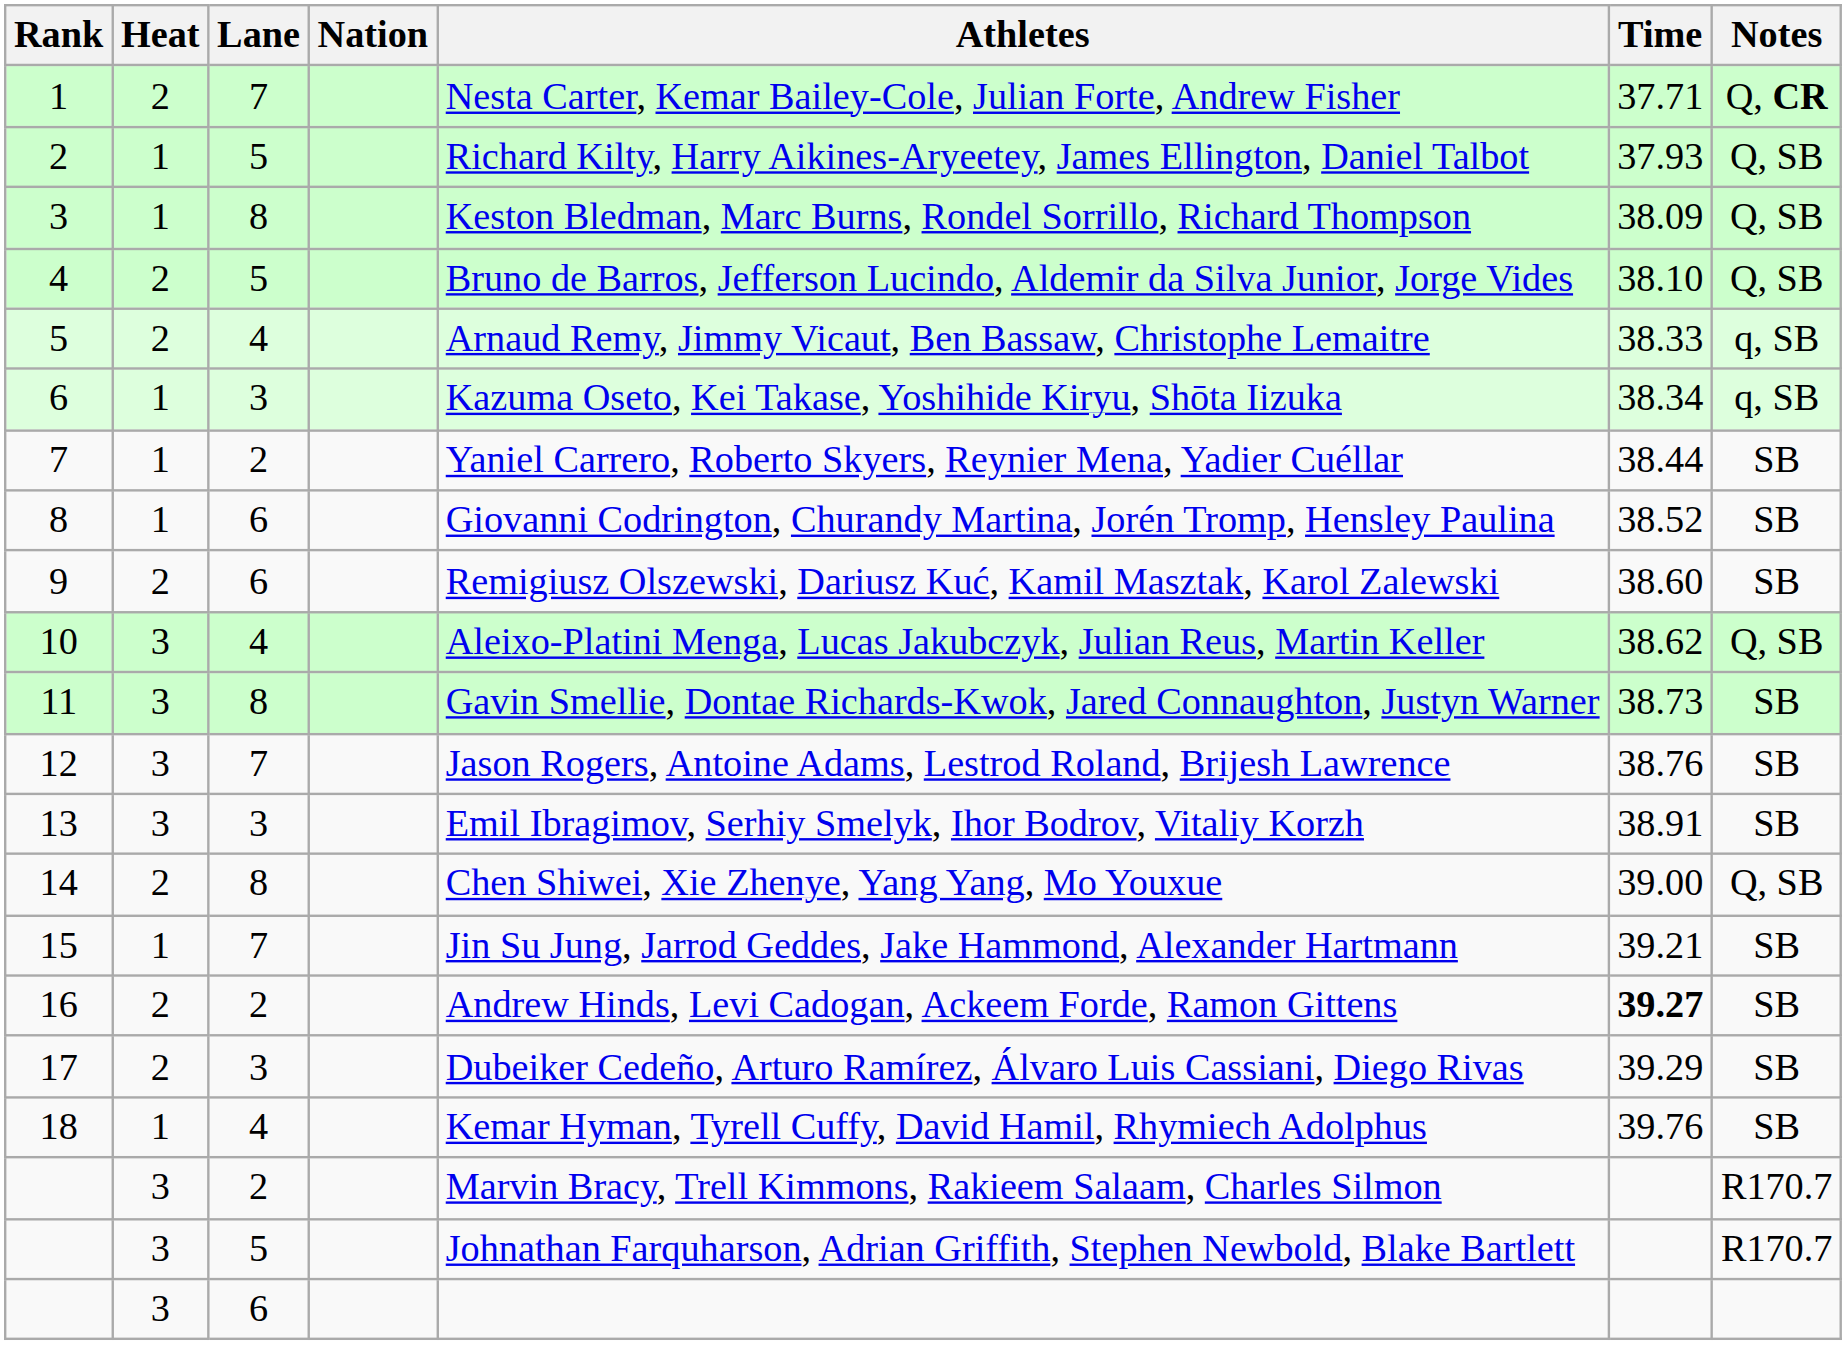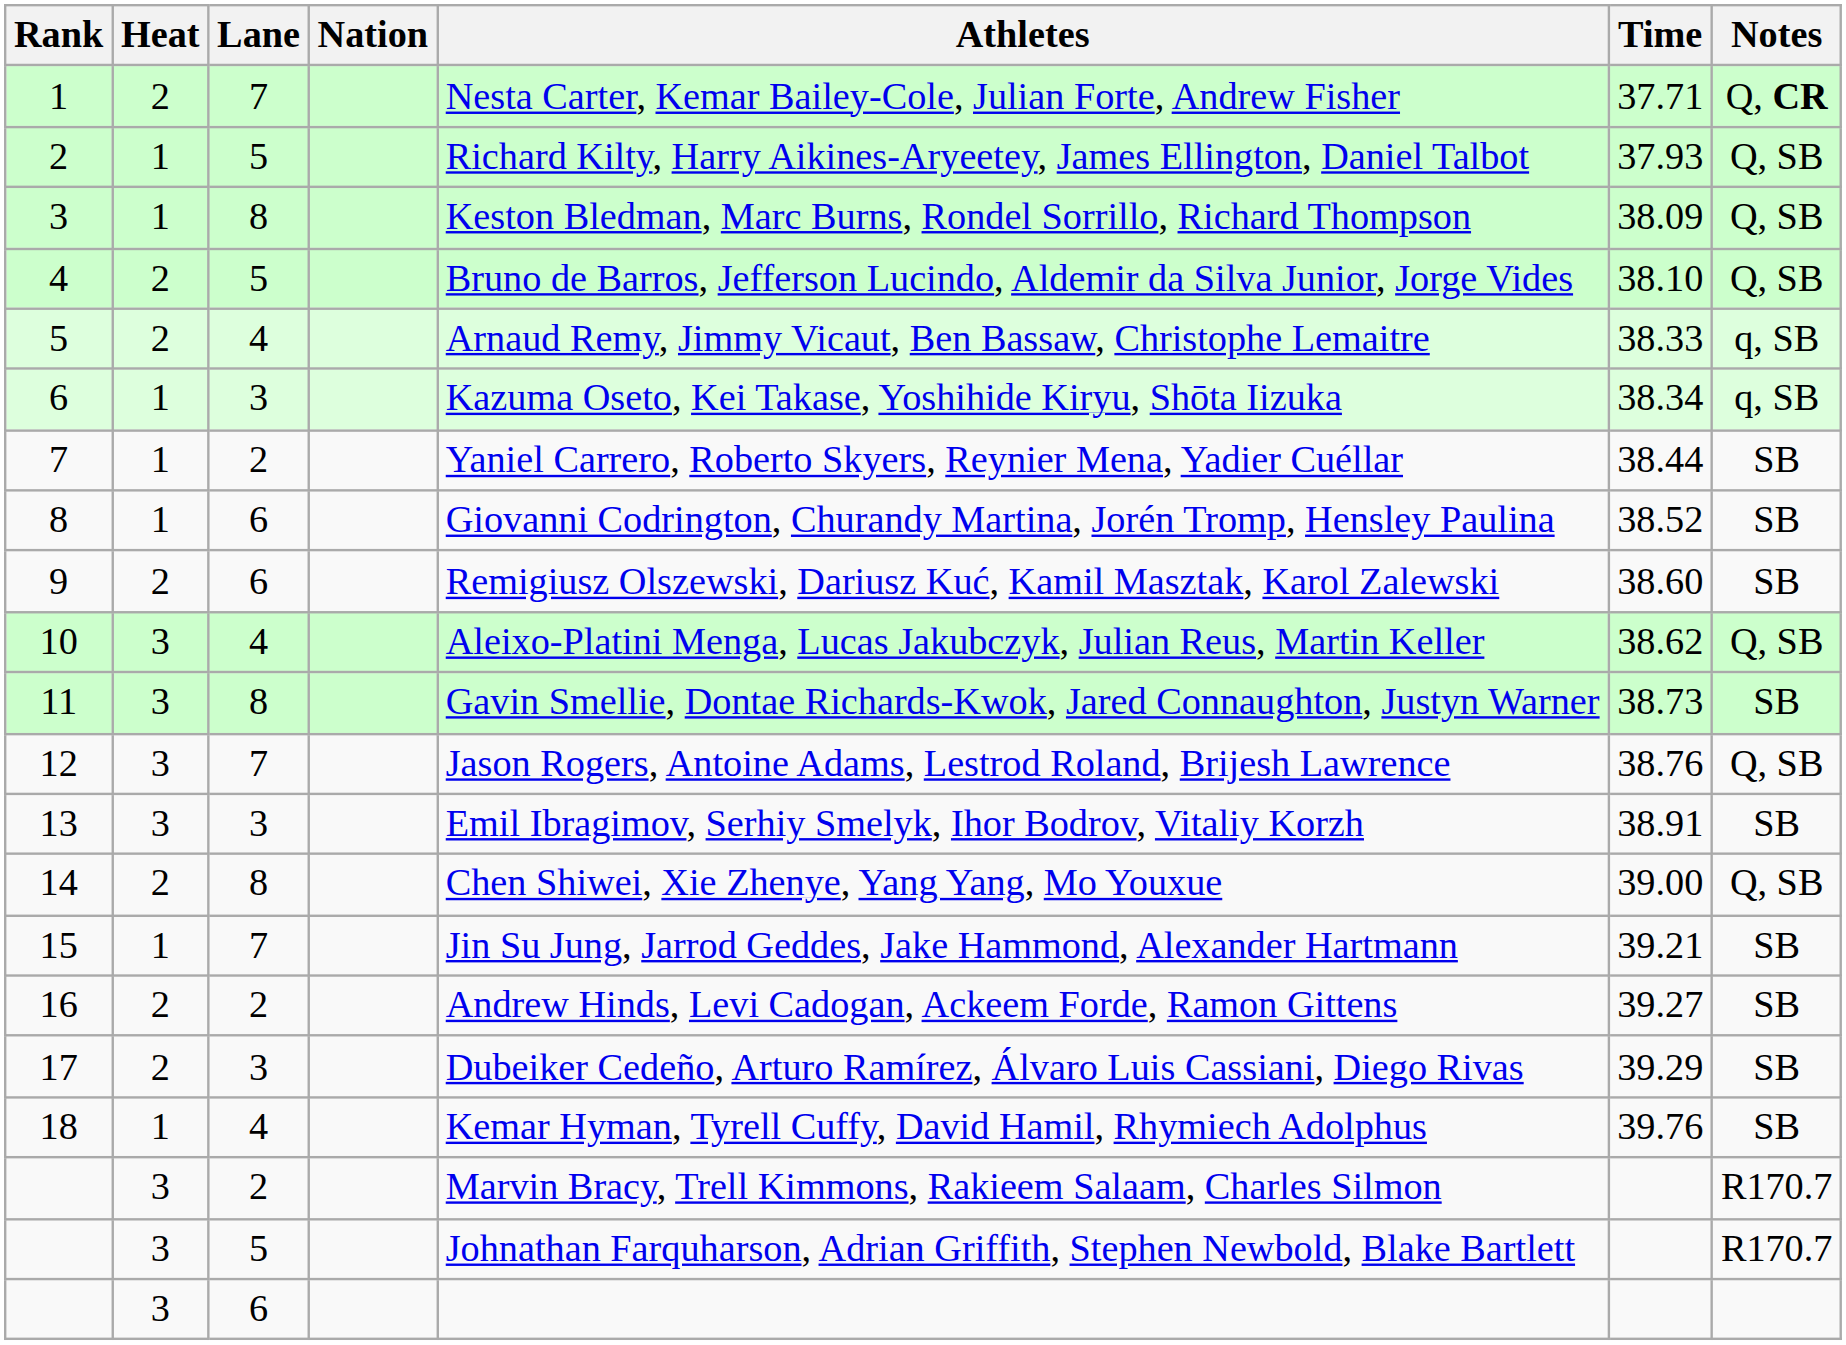(1777, 762) SB -> (1777, 762) Q, SB
(1660, 1005) bold -> (1660, 1005) normal
